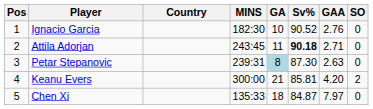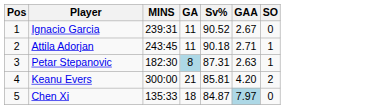- column: (186, 12)
(249, 29) 182:30 -> (161, 29) 239:31
(278, 29) 10 -> (190, 29) 11
(333, 29) 2.76 -> (246, 29) 2.67
(304, 46) bold -> (216, 46) normal
(358, 46) 0 -> (270, 46) 1
(249, 63) 239:31 -> (161, 63) 182:30
(304, 63) 87.30 -> (216, 63) 87.31
(358, 63) 0 -> (270, 63) 1
(333, 96) no background -> (246, 96) lightblue background
